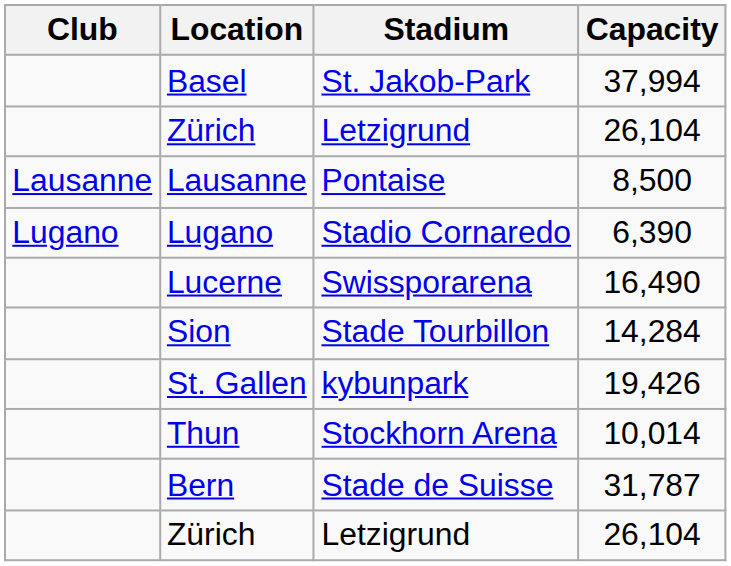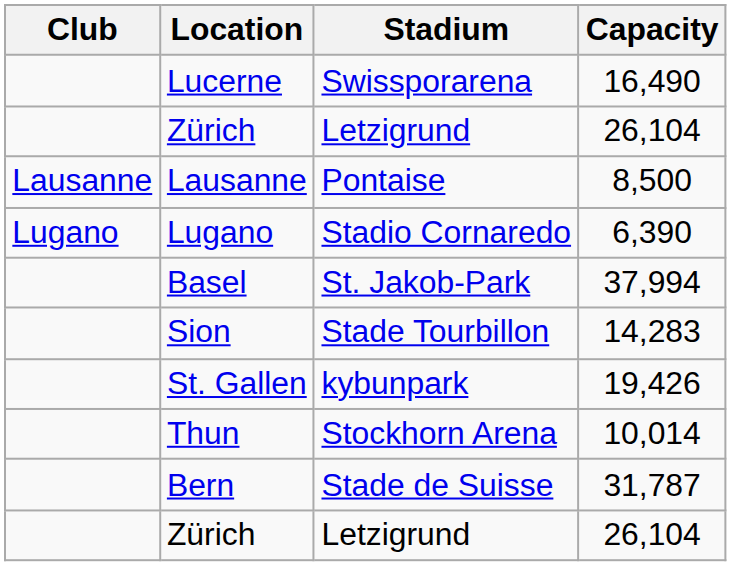rows swapped: (207, 80) <-> (224, 282)
(652, 332) 14,284 -> (652, 332) 14,283
